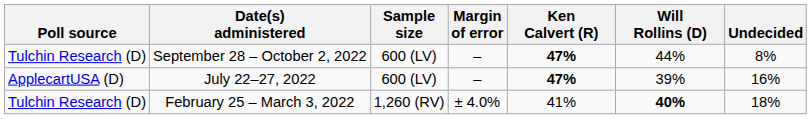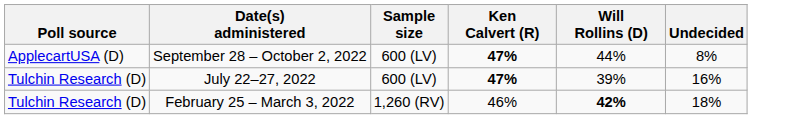- column: (477, 25)
(77, 56) Tulchin Research (D) -> (66, 56) ApplecartUSA (D)
(66, 79) ApplecartUSA (D) -> (77, 79) Tulchin Research (D)
(561, 102) 41% -> (502, 102) 46%
(670, 102) 40% -> (611, 102) 42%
